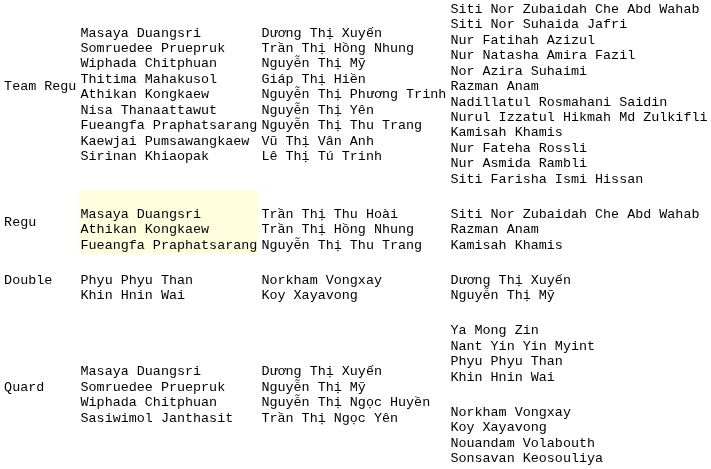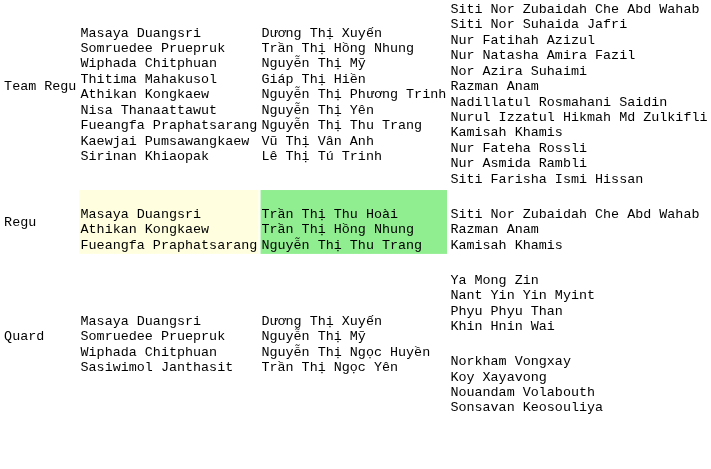(342, 230) no background -> (342, 230) lightgreen background
- row: (511, 288)
